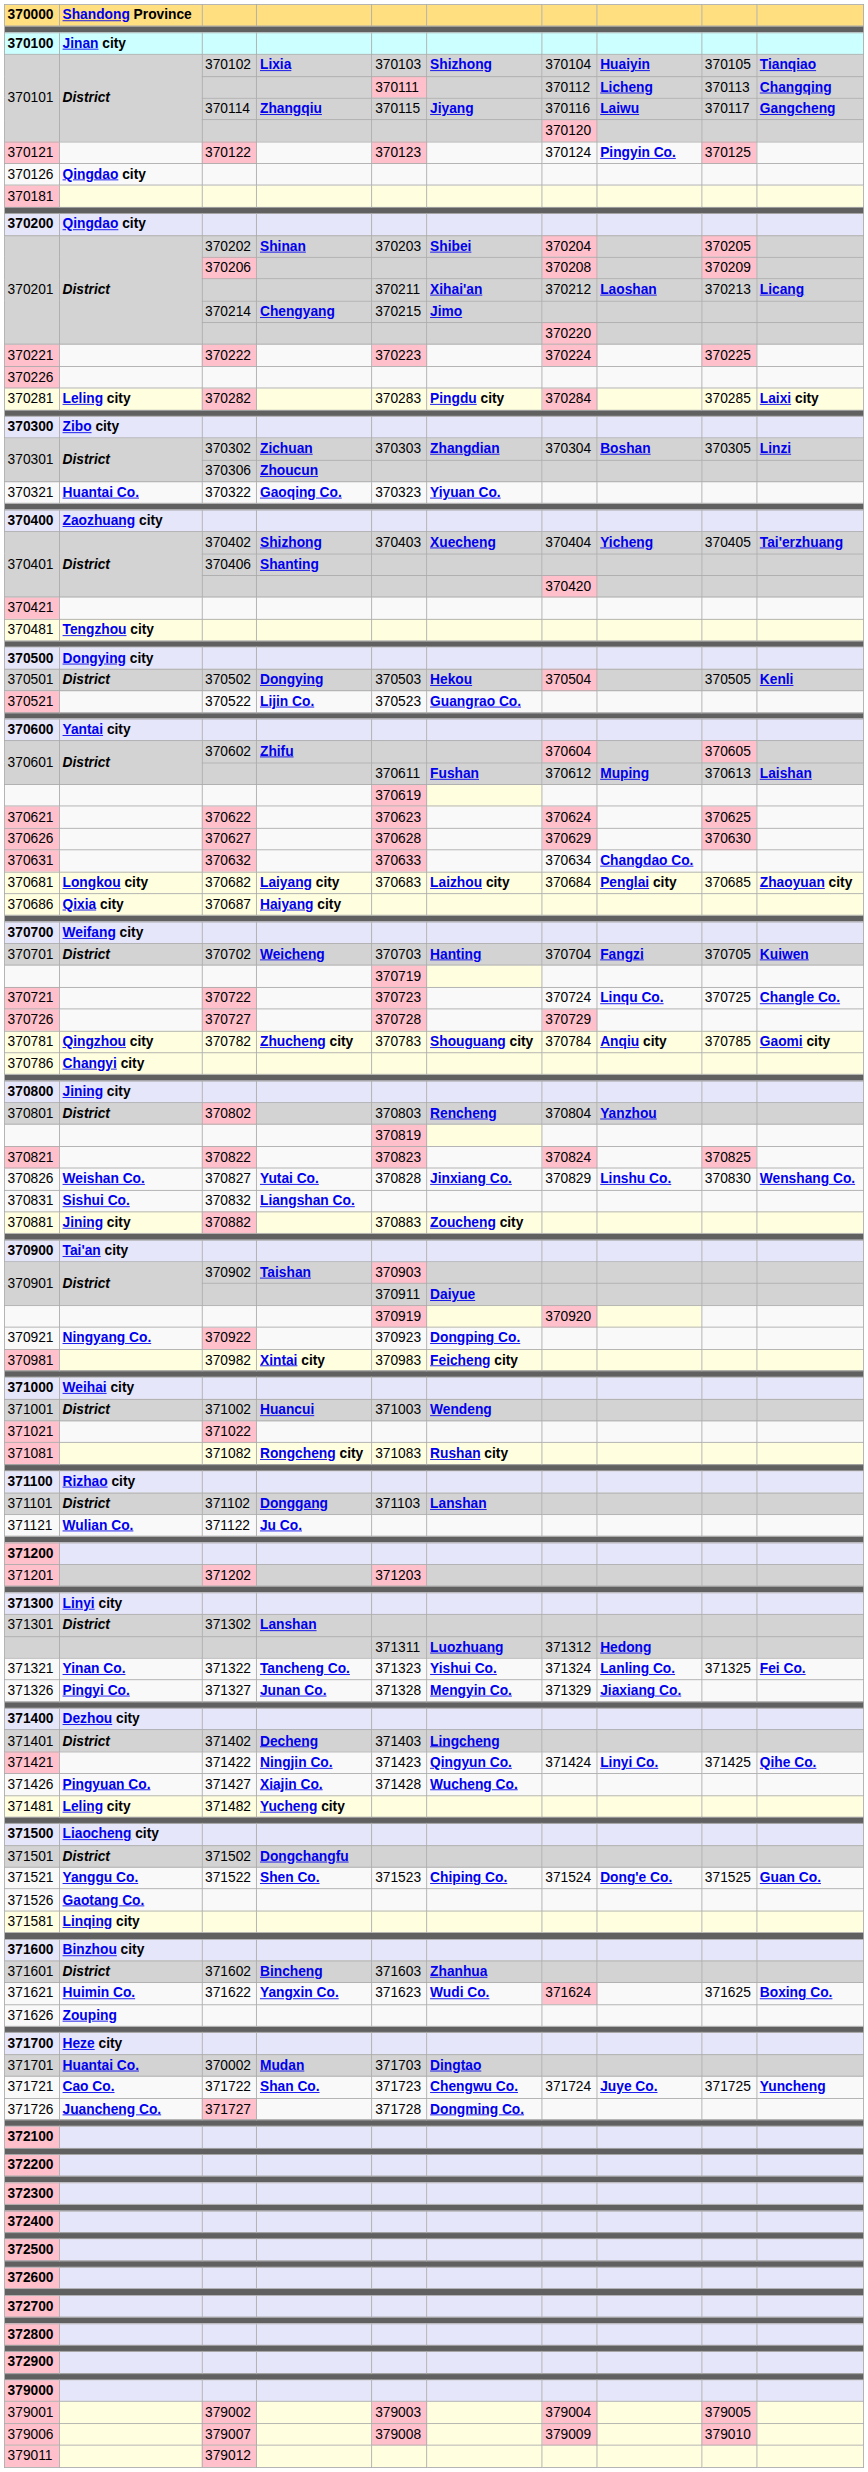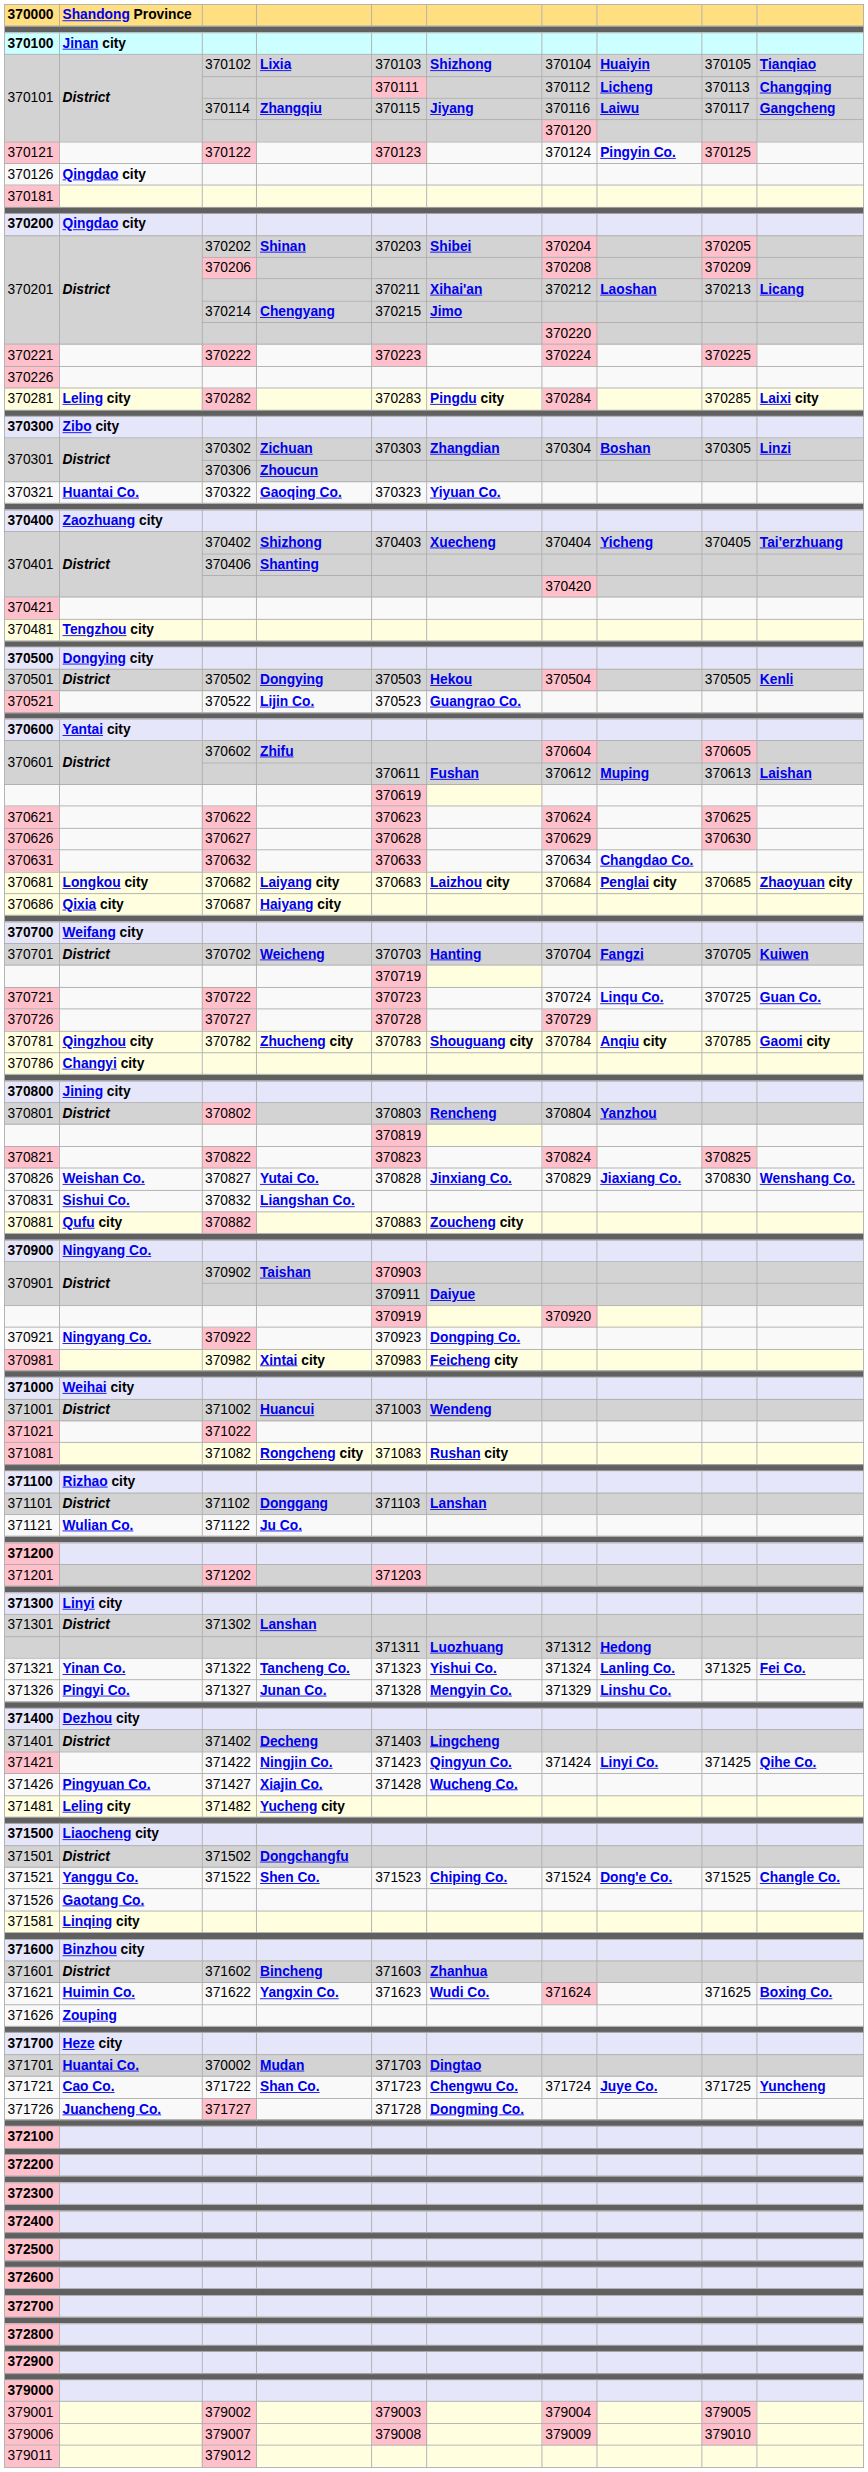(800, 998) Changle Co. -> (790, 998) Guan Co.
(636, 1179) Linshu Co. -> (641, 1179) Jiaxiang Co.
(97, 1222) Jining city -> (92, 1222) Qufu city
(95, 1250) Tai'an city -> (107, 1250) Ningyang Co.
(641, 1690) Jiaxiang Co. -> (636, 1690) Linshu Co.
(790, 1878) Guan Co. -> (800, 1878) Changle Co.
